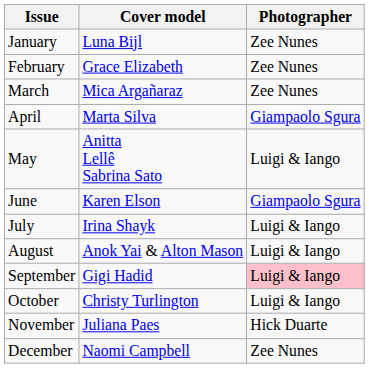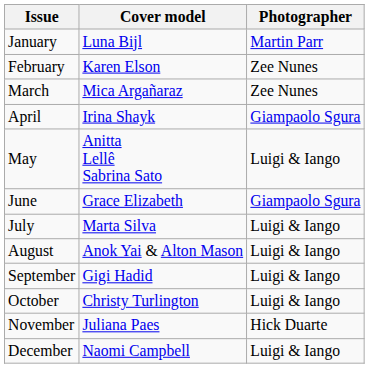(284, 41) Zee Nunes -> (287, 41) Martin Parr
(133, 66) Grace Elizabeth -> (121, 66) Karen Elson
(119, 116) Marta Silva -> (119, 116) Irina Shayk
(121, 201) Karen Elson -> (133, 201) Grace Elizabeth
(119, 226) Irina Shayk -> (119, 226) Marta Silva
(295, 276) pink background -> (295, 276) no background
(284, 350) Zee Nunes -> (295, 350) Luigi & Iango
